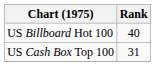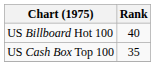(134, 52) 31 -> (134, 52) 35
